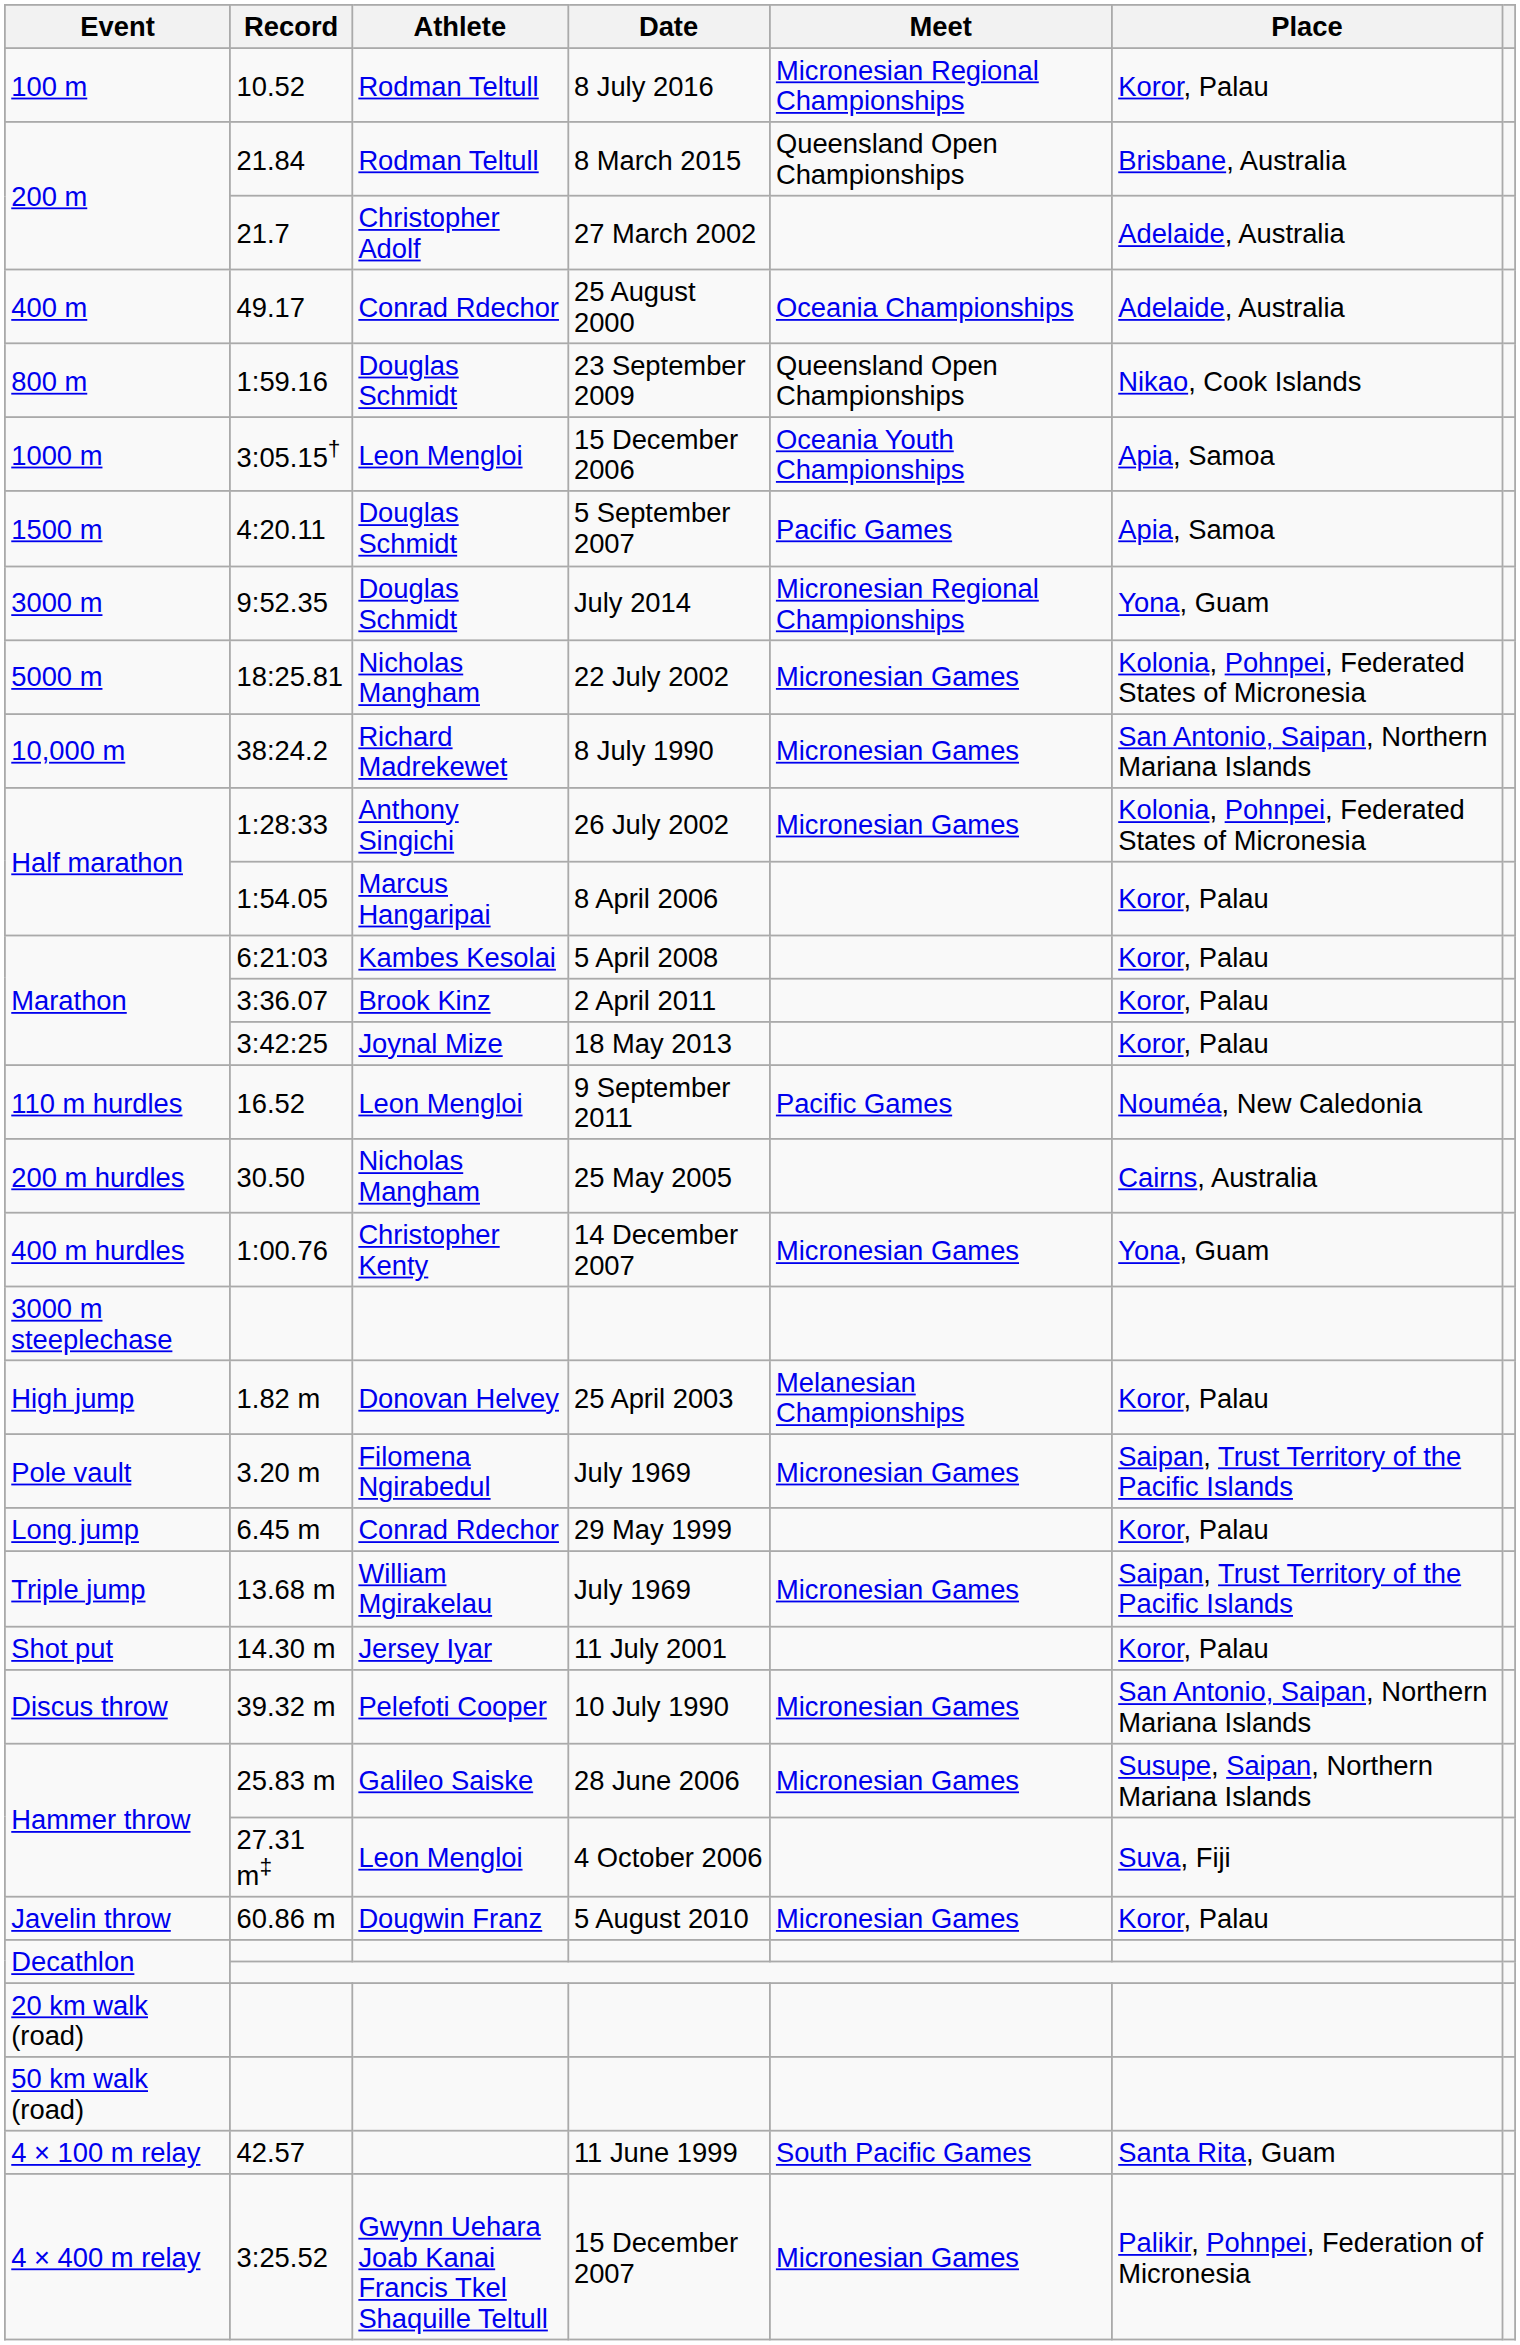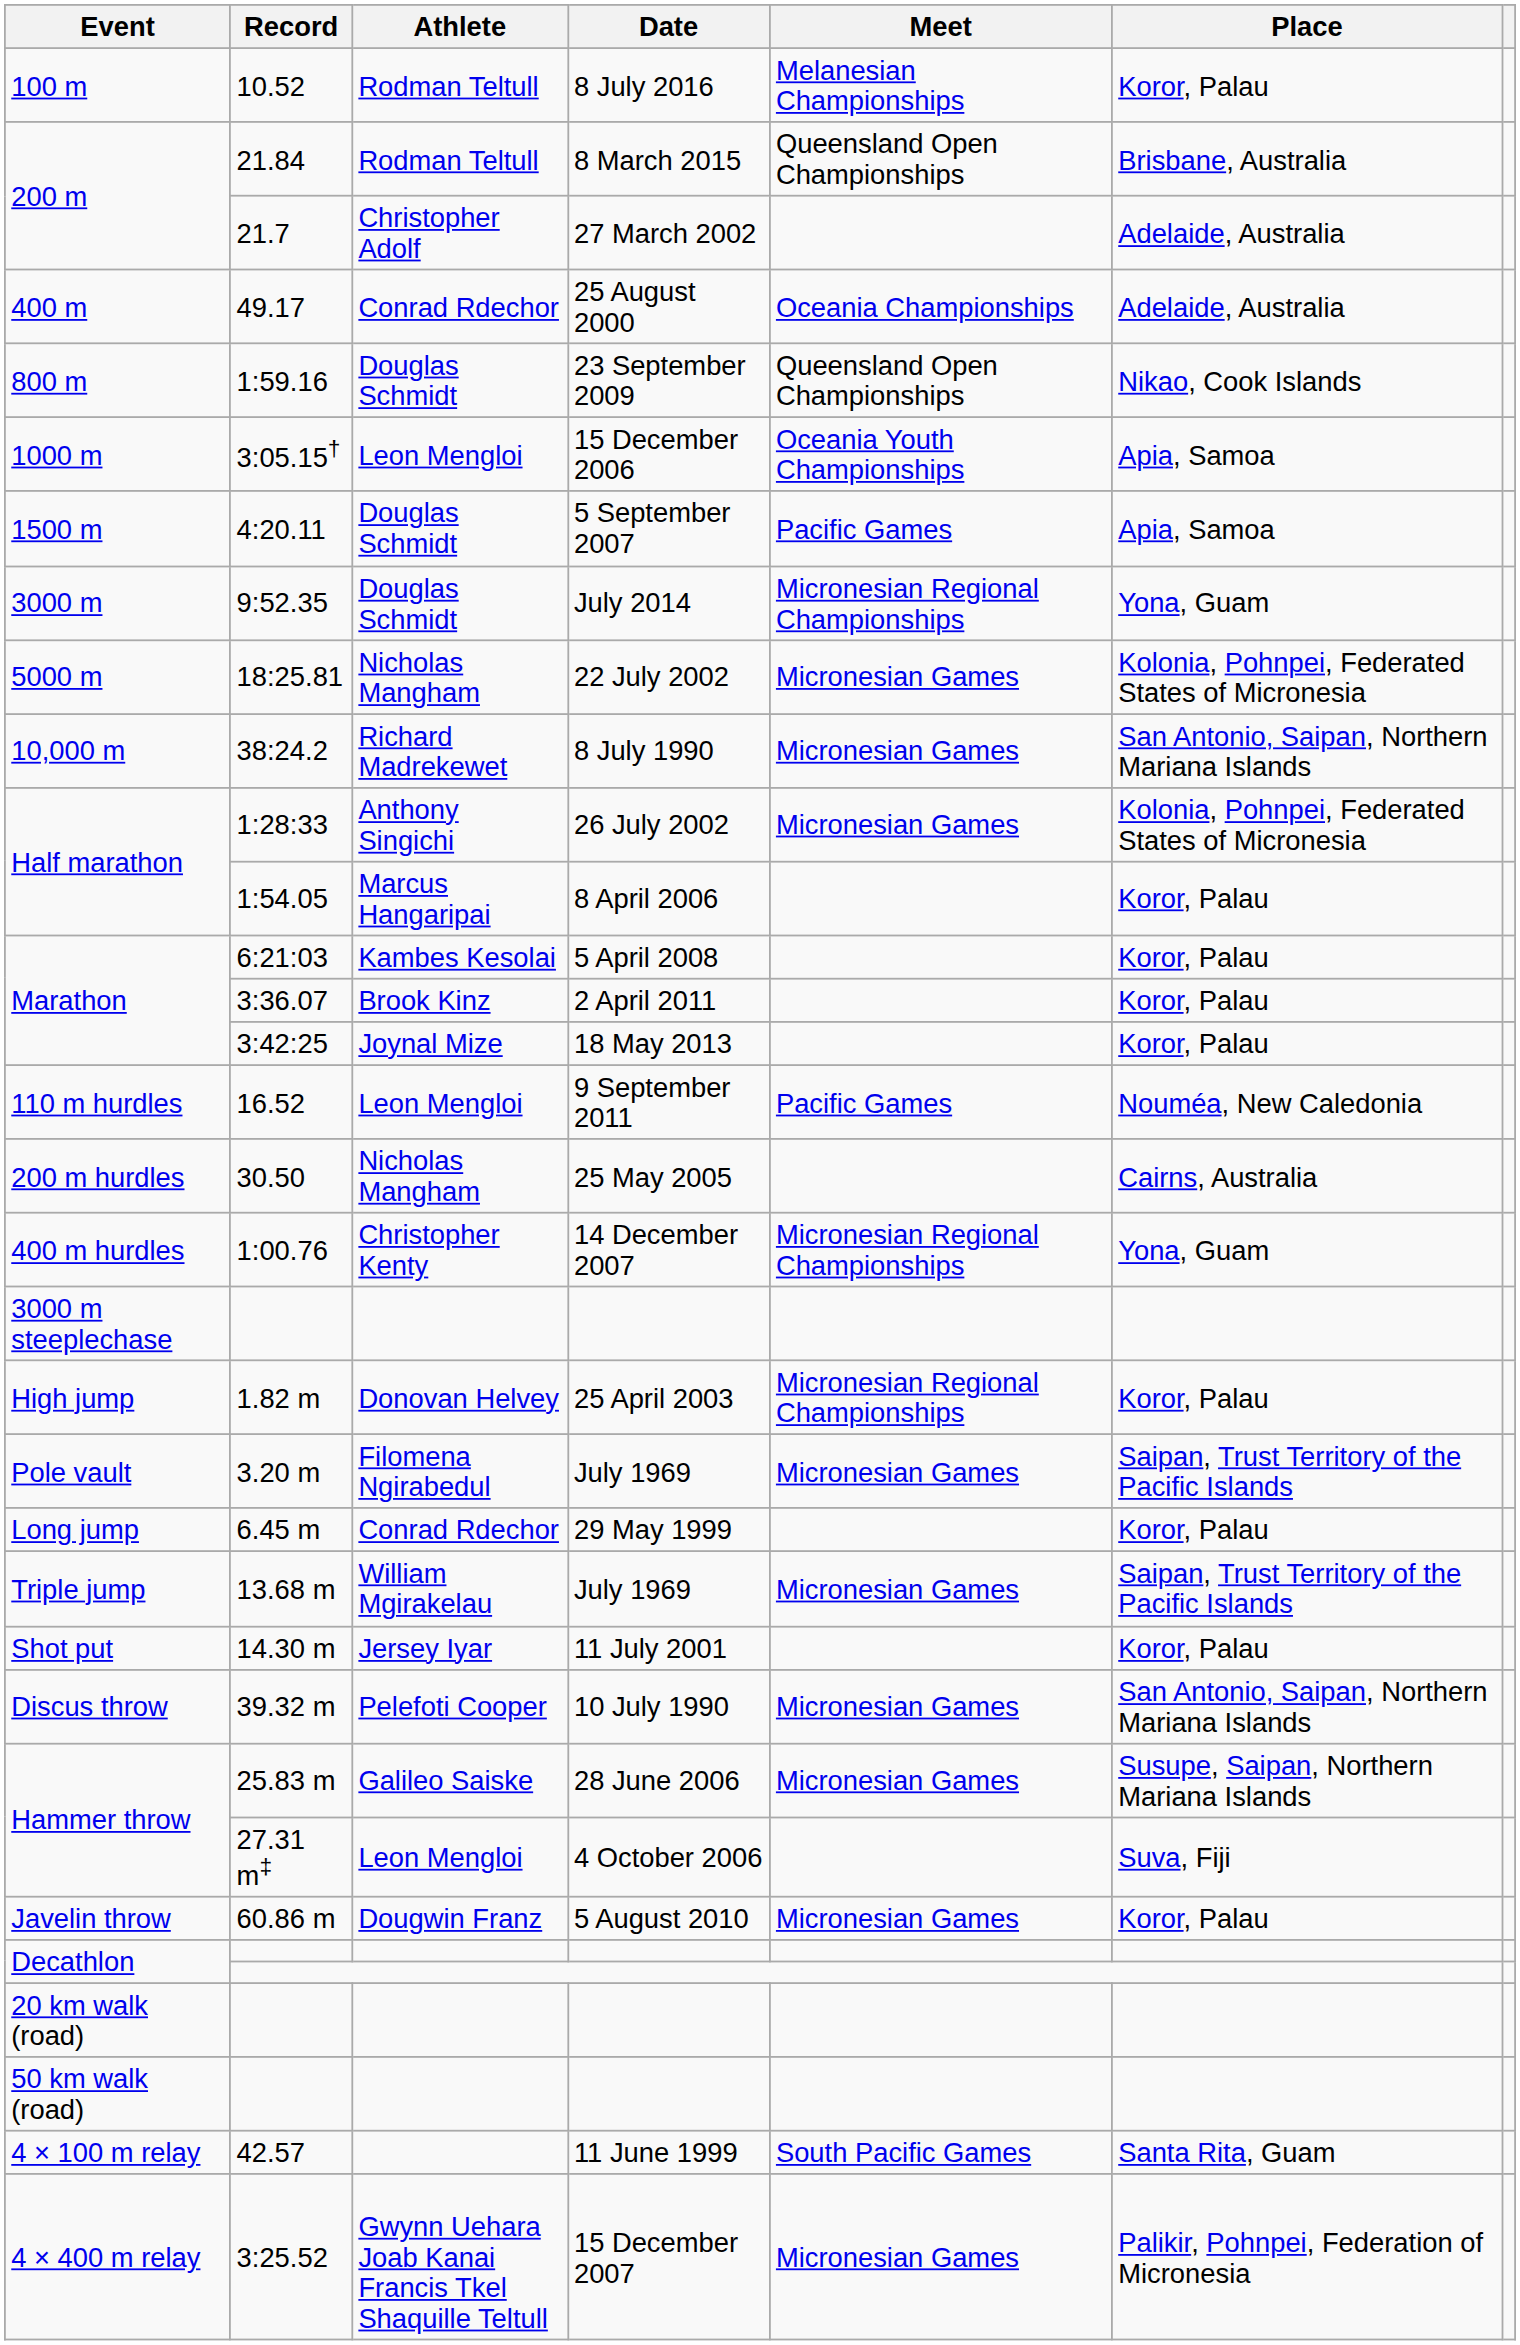(907, 85) Micronesian Regional Championships -> (870, 85) Melanesian Championships
(897, 1250) Micronesian Games -> (907, 1250) Micronesian Regional Championships
(870, 1398) Melanesian Championships -> (907, 1398) Micronesian Regional Championships
